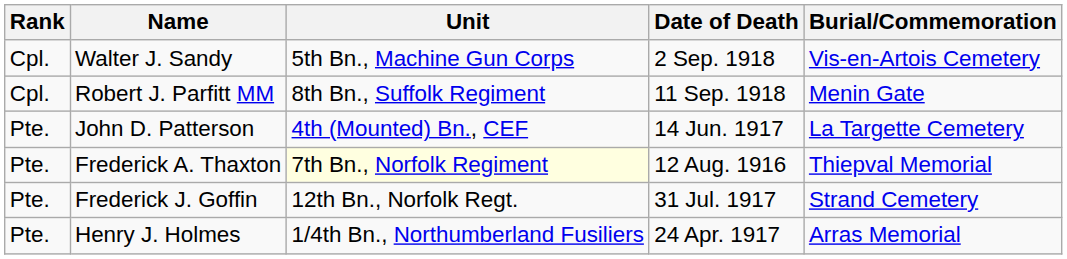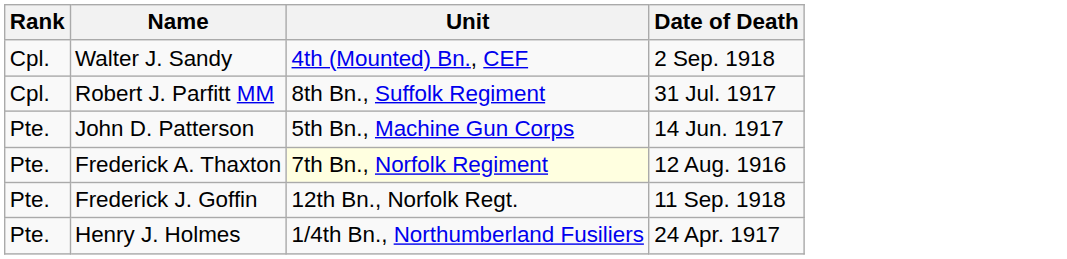- column: (933, 22)
(433, 57) 5th Bn., Machine Gun Corps -> (410, 57) 4th (Mounted) Bn., CEF
(720, 93) 11 Sep. 1918 -> (715, 93) 31 Jul. 1917
(410, 128) 4th (Mounted) Bn., CEF -> (433, 128) 5th Bn., Machine Gun Corps
(715, 199) 31 Jul. 1917 -> (720, 199) 11 Sep. 1918
